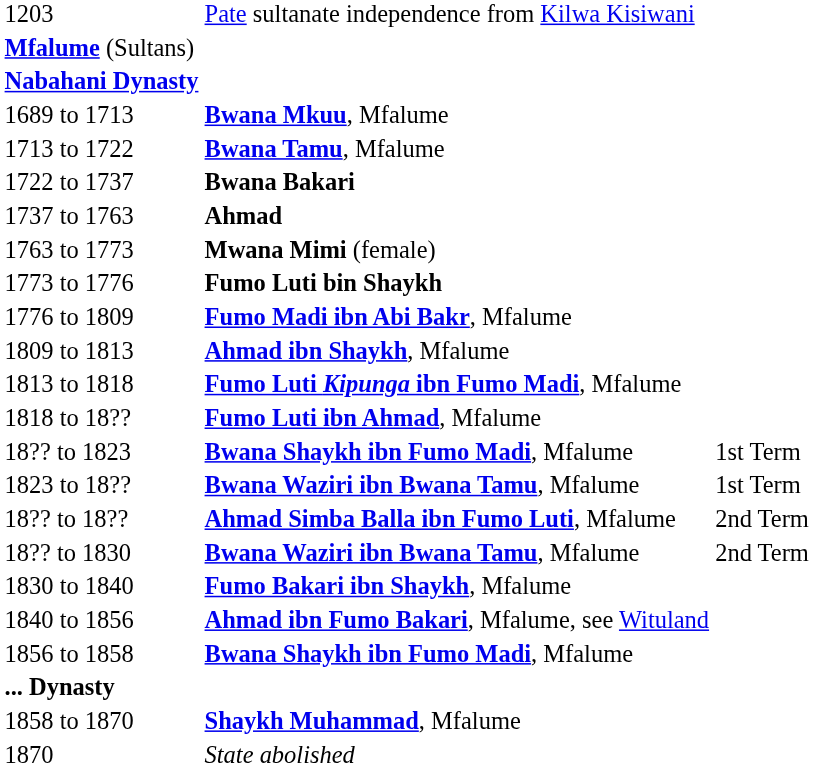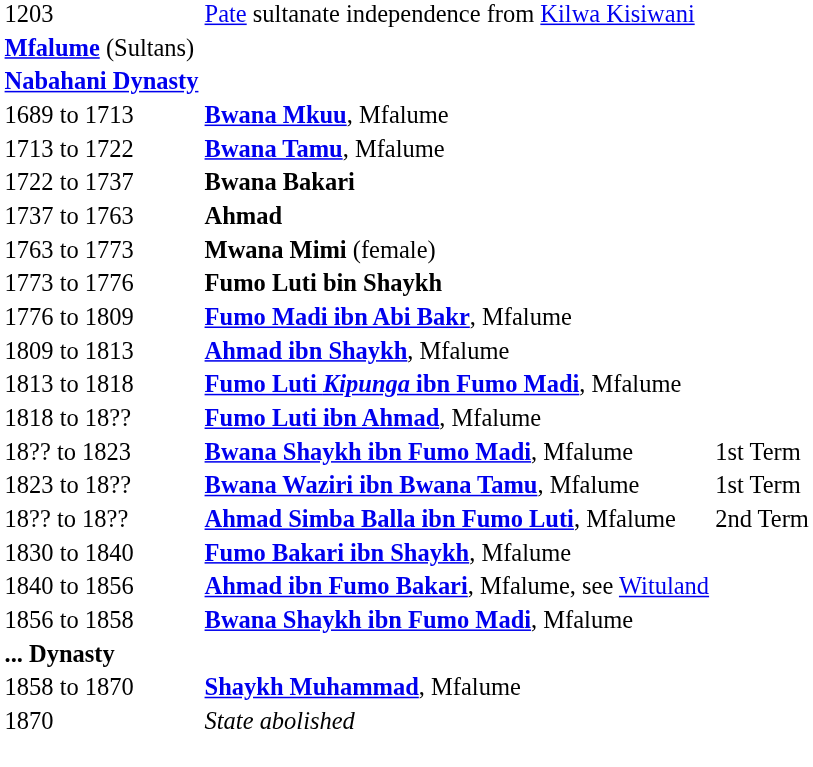- row: (68, 552)
